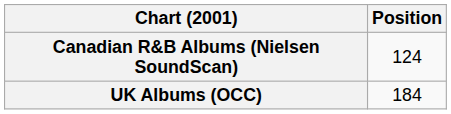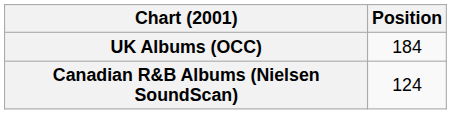rows swapped: (186, 56) <-> (186, 94)
